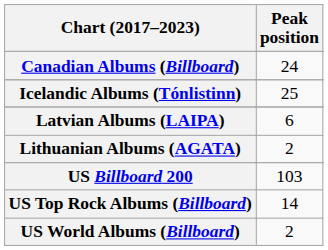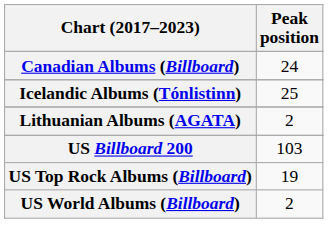- row: (130, 120)
(289, 203) 14 -> (289, 176) 19
